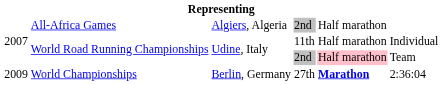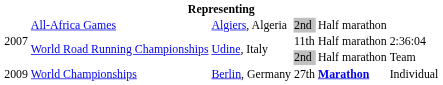(414, 41) Individual -> (408, 41) 2:36:04
(352, 57) pink background -> (352, 57) no background
(408, 74) 2:36:04 -> (414, 74) Individual
